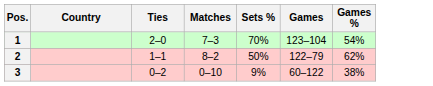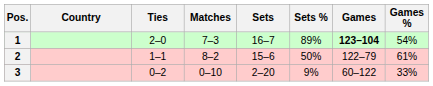+ column: (263, 18)
(258, 40) 70% -> (311, 40) 89%
(306, 40) normal -> (359, 40) bold
(354, 56) 62% -> (407, 56) 61%
(354, 72) 38% -> (407, 72) 33%
